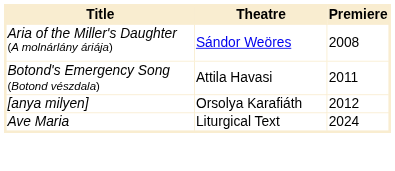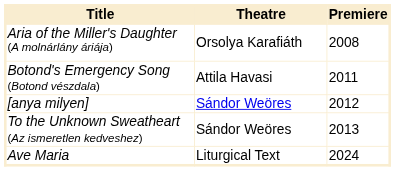(244, 42) Sándor Weöres -> (249, 42) Orsolya Karafiáth
(249, 104) Orsolya Karafiáth -> (244, 104) Sándor Weöres
+ row: (94, 129)
